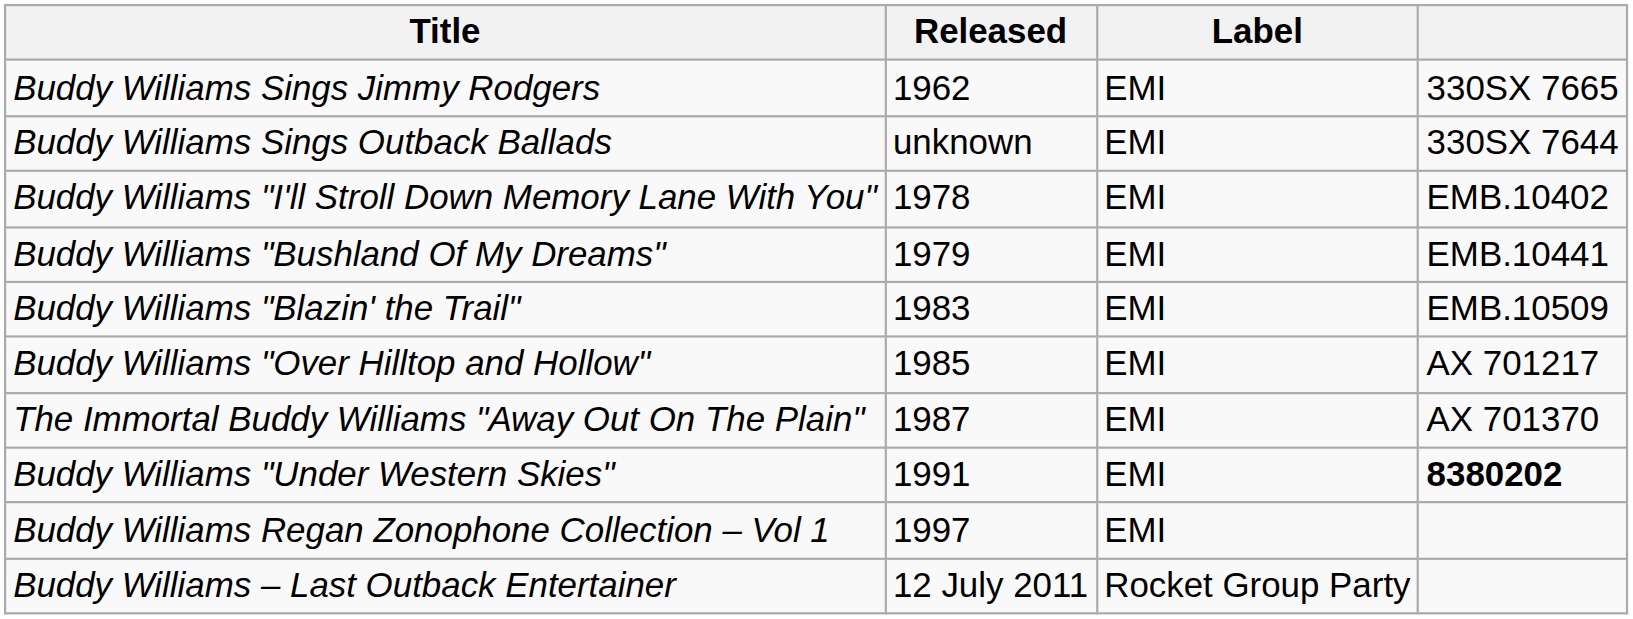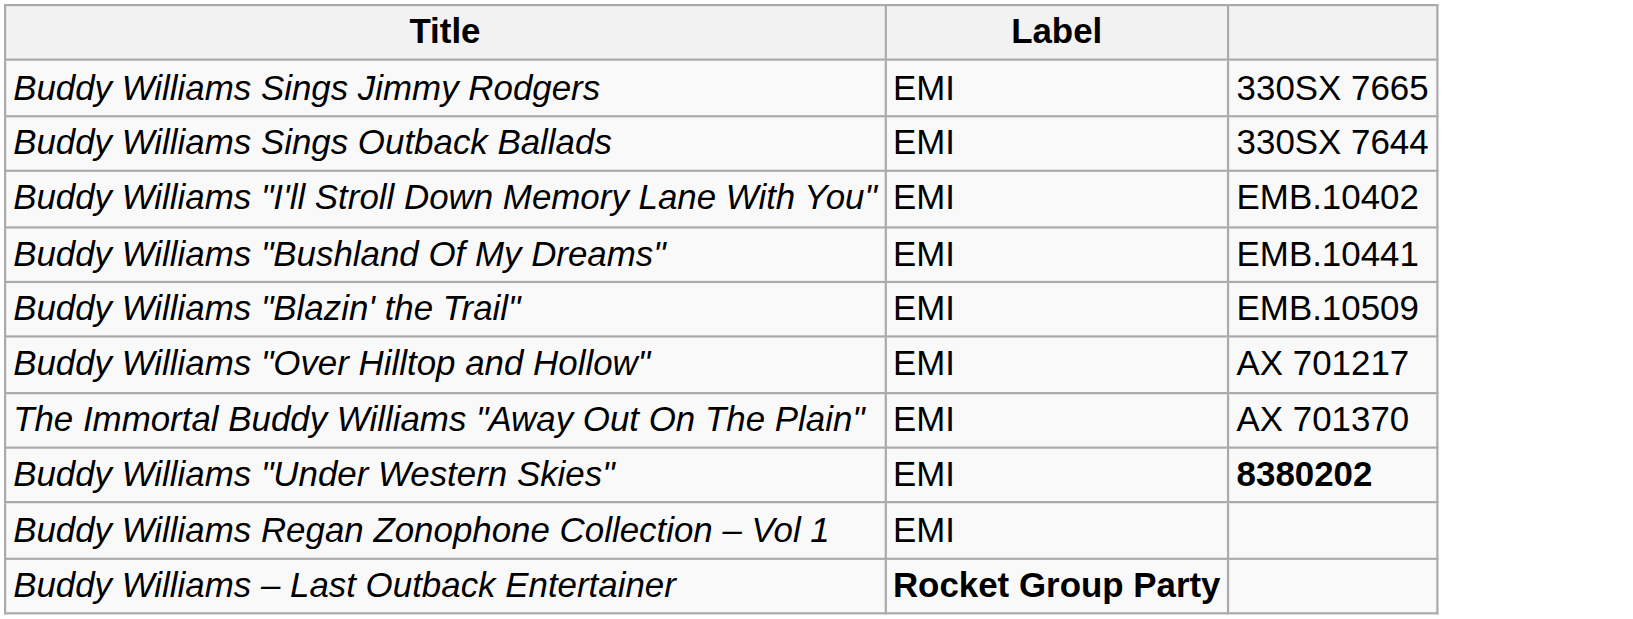- column: (991, 32)
(1257, 585) normal -> (1057, 585) bold
